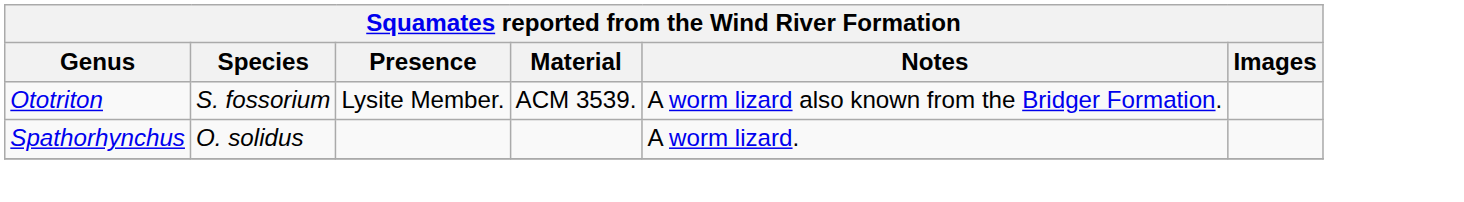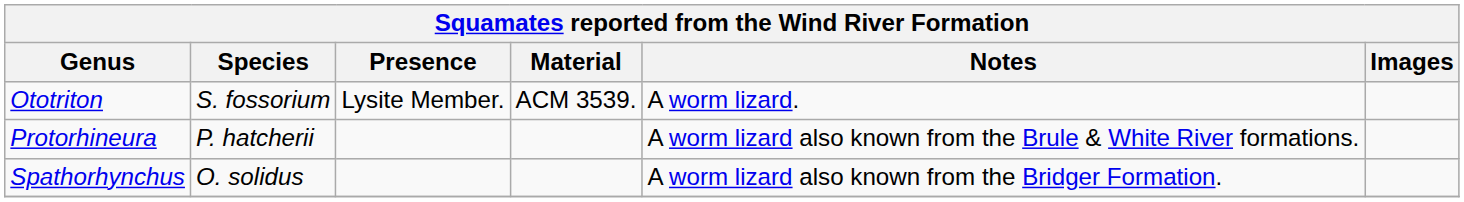(935, 100) A worm lizard also known from the Bridger Formation. -> (723, 100) A worm lizard.
+ row: (84, 138)
(723, 138) A worm lizard. -> (935, 176) A worm lizard also known from the Bridger Formation.
